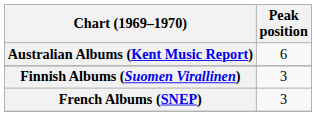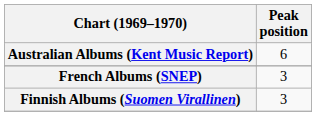rows swapped: (130, 76) <-> (130, 99)
